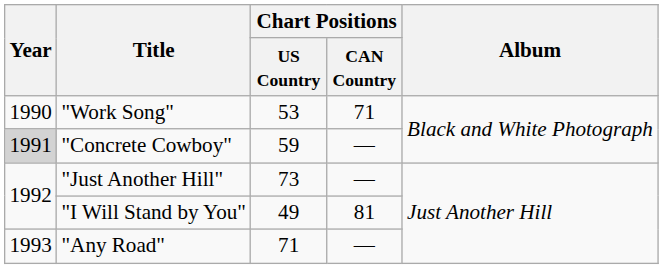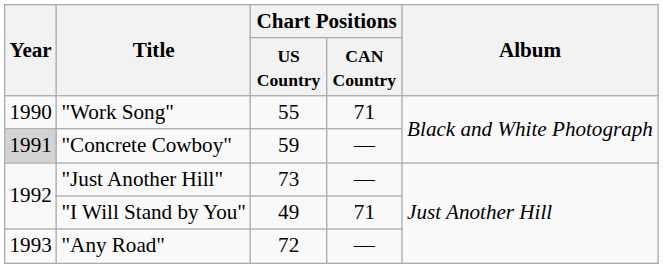(289, 111) 53 -> (289, 111) 55
(364, 212) 81 -> (364, 212) 71
(289, 245) 71 -> (289, 245) 72
